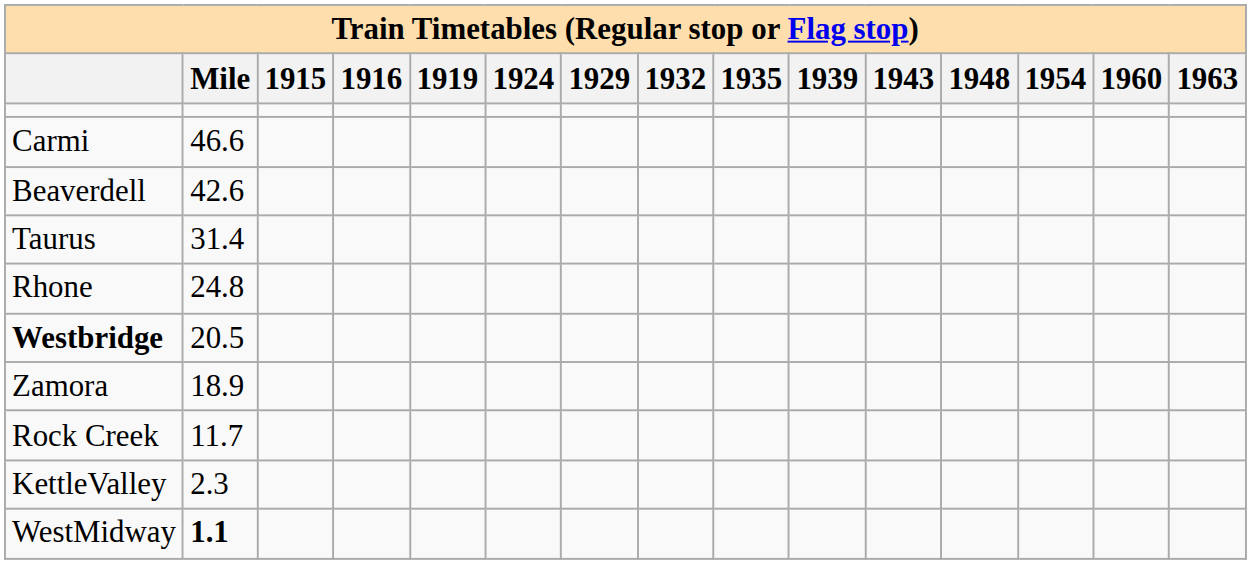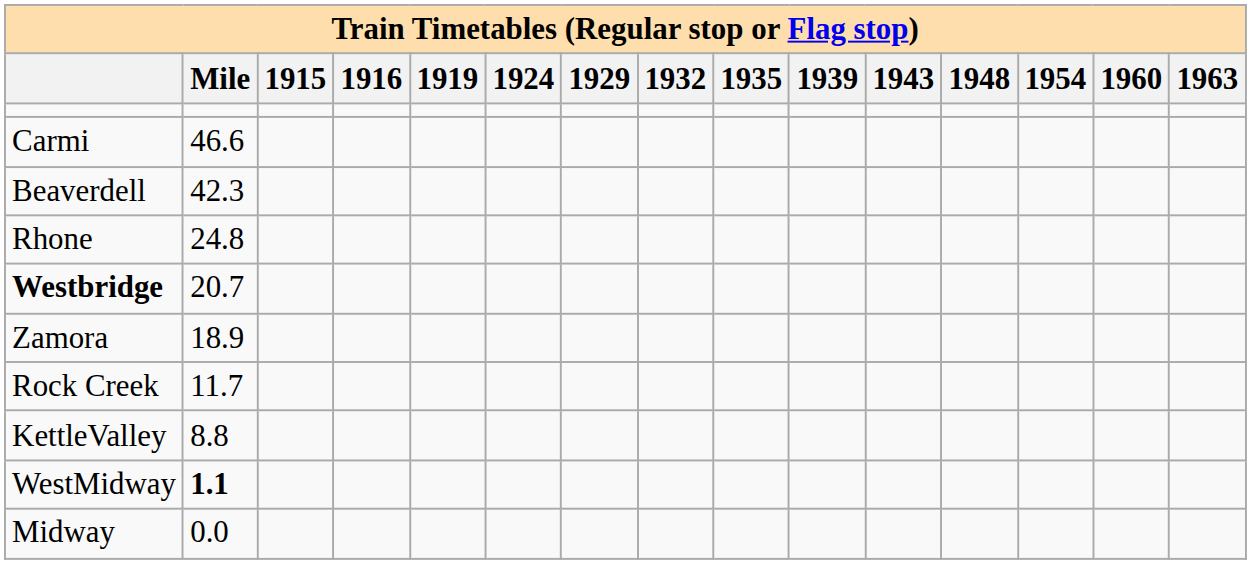(217, 190) 42.6 -> (217, 190) 42.3
- row: (54, 239)
(217, 337) 20.5 -> (217, 288) 20.7
(210, 483) 2.3 -> (210, 435) 8.8
+ row: (64, 532)
